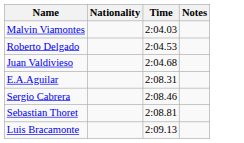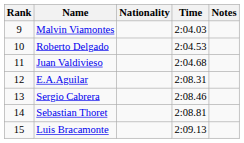+ column: (19, 12)
